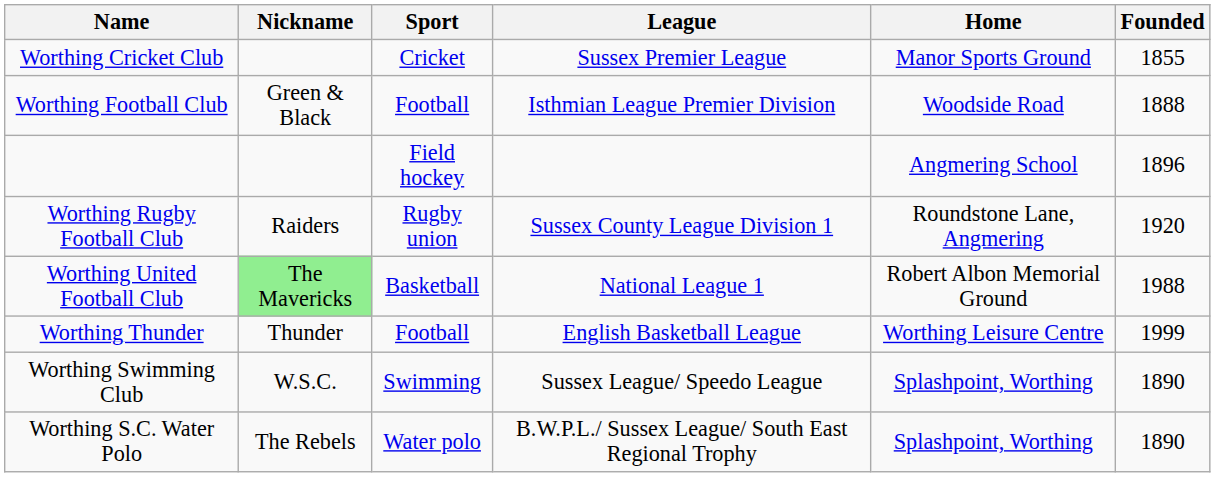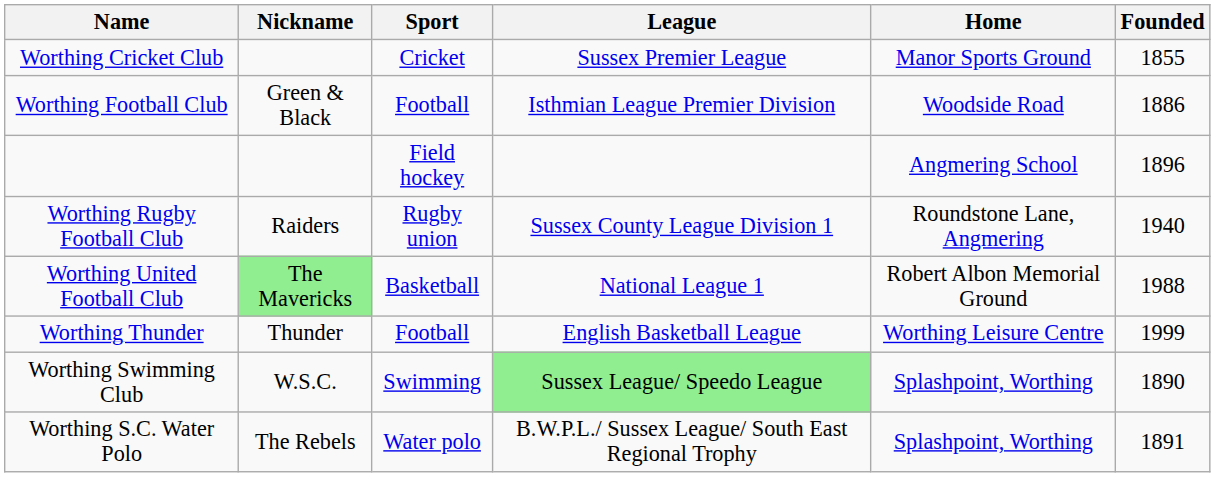(1163, 105) 1888 -> (1163, 105) 1886
(1163, 225) 1920 -> (1163, 225) 1940
(682, 381) no background -> (682, 381) lightgreen background
(1163, 441) 1890 -> (1163, 441) 1891
